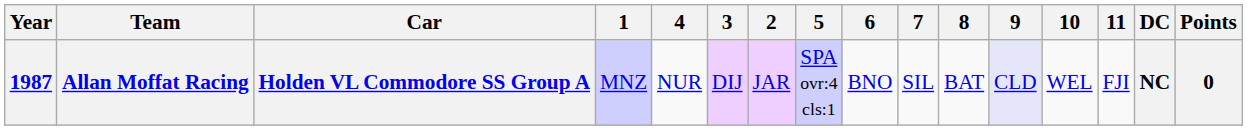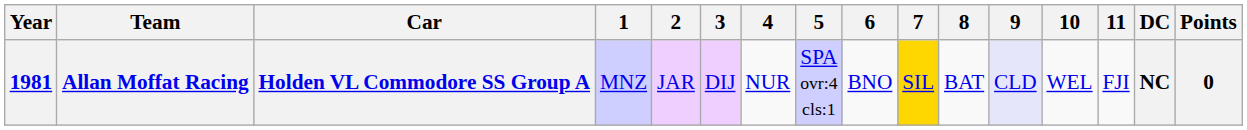columns swapped: (771, 22) <-> (679, 22)
(31, 82) 1987 -> (31, 82) 1981
(918, 82) no background -> (918, 82) gold background
